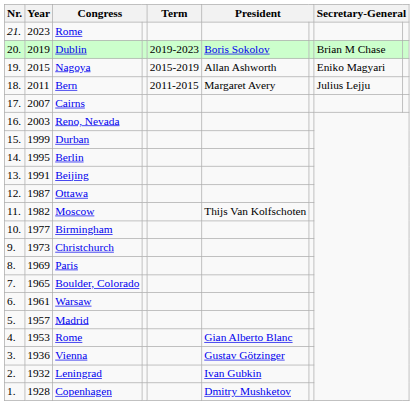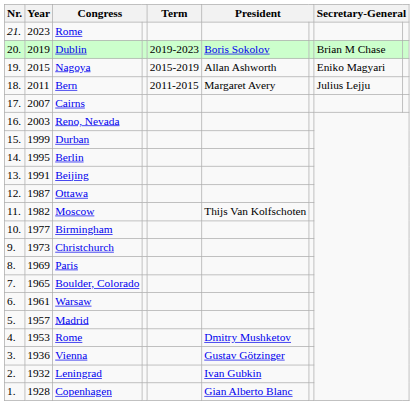(248, 337) Gian Alberto Blanc -> (248, 337) Dmitry Mushketov
(248, 391) Dmitry Mushketov -> (248, 391) Gian Alberto Blanc
